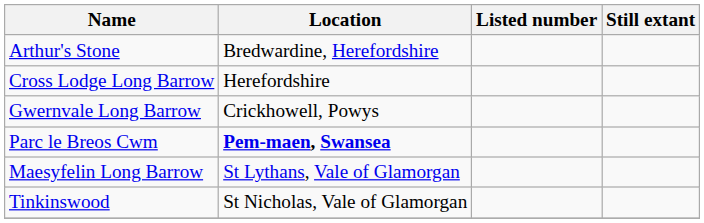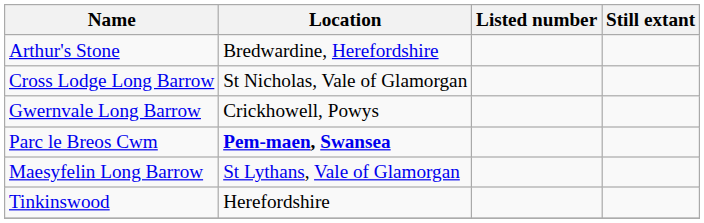(276, 80) Herefordshire -> (345, 80) St Nicholas, Vale of Glamorgan
(345, 202) St Nicholas, Vale of Glamorgan -> (276, 202) Herefordshire
